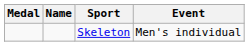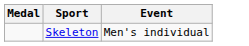- column: (59, 13)
